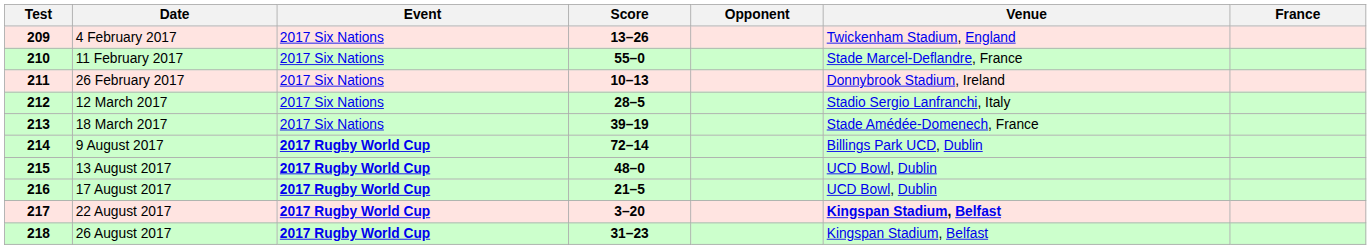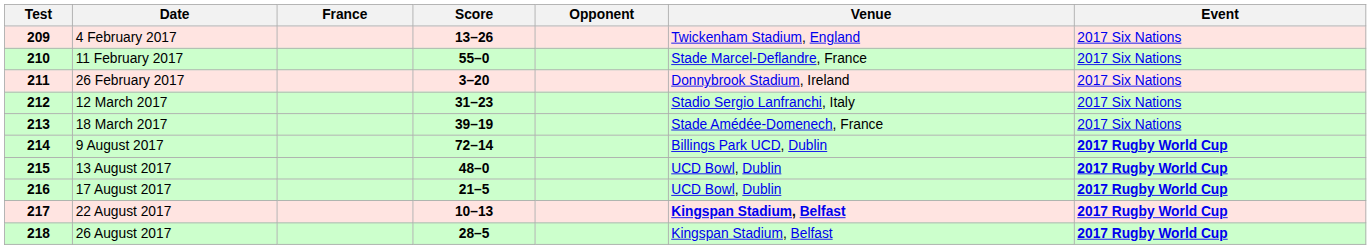columns swapped: (1298, 15) <-> (423, 15)
(630, 80) 10–13 -> (474, 80) 3–20
(630, 102) 28–5 -> (474, 102) 31–23
(630, 211) 3–20 -> (474, 211) 10–13
(630, 233) 31–23 -> (474, 233) 28–5
